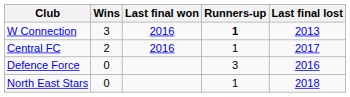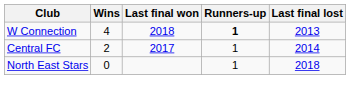(107, 31) 3 -> (107, 31) 4
(162, 31) 2016 -> (162, 31) 2018
(162, 49) 2016 -> (162, 49) 2017
(307, 49) 2017 -> (307, 49) 2014
- row: (43, 66)
